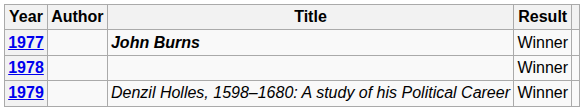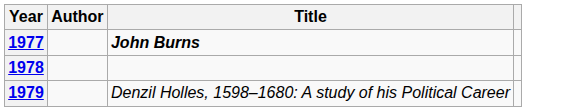- column: (543, 17)
